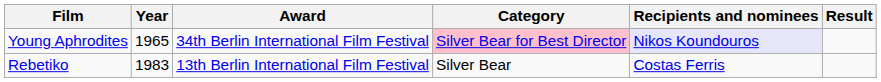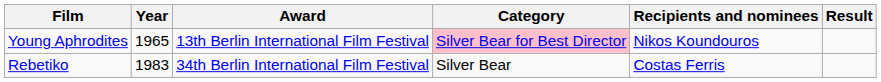(303, 41) 34th Berlin International Film Festival -> (303, 41) 13th Berlin International Film Festival
(696, 41) lavender background -> (696, 41) no background
(303, 65) 13th Berlin International Film Festival -> (303, 65) 34th Berlin International Film Festival
